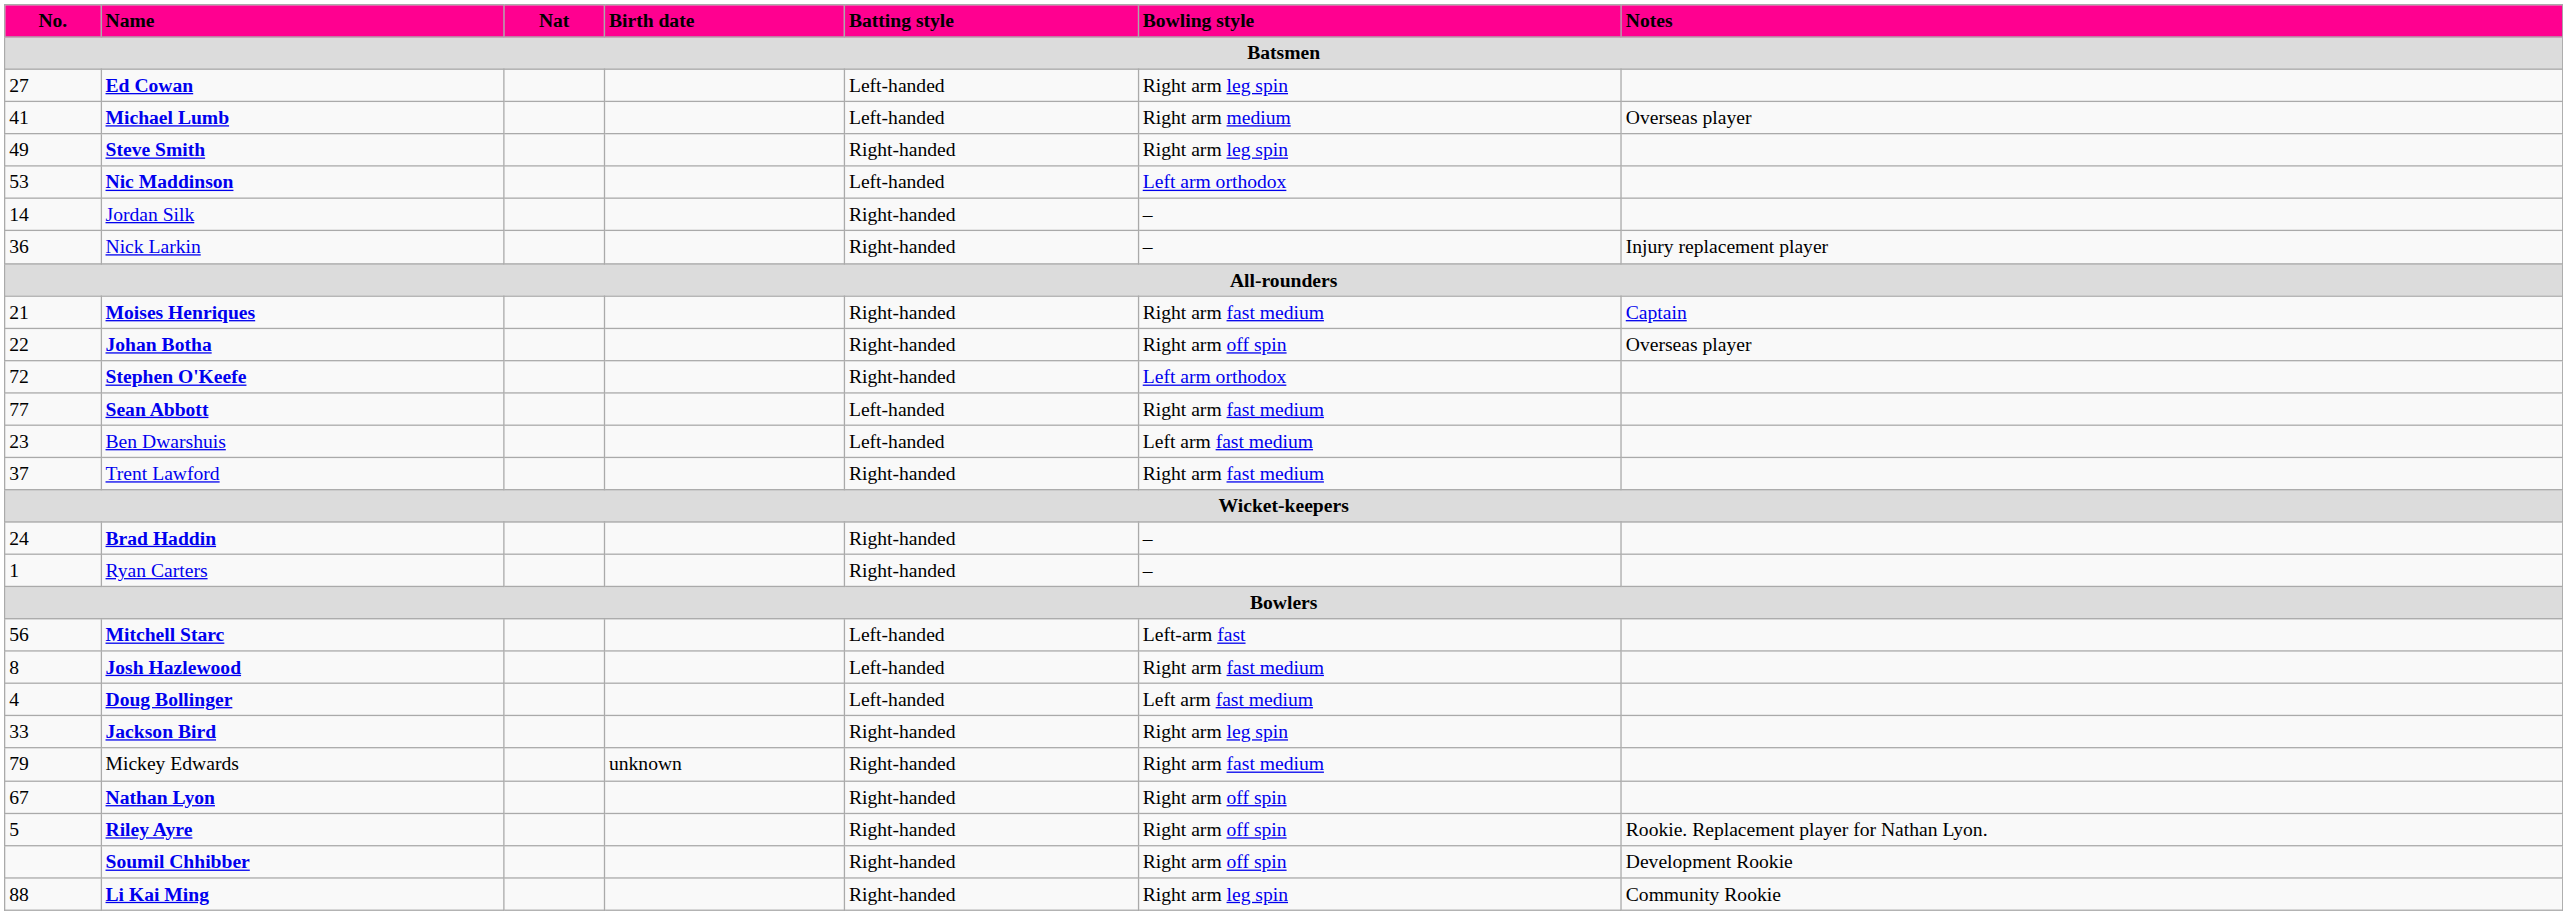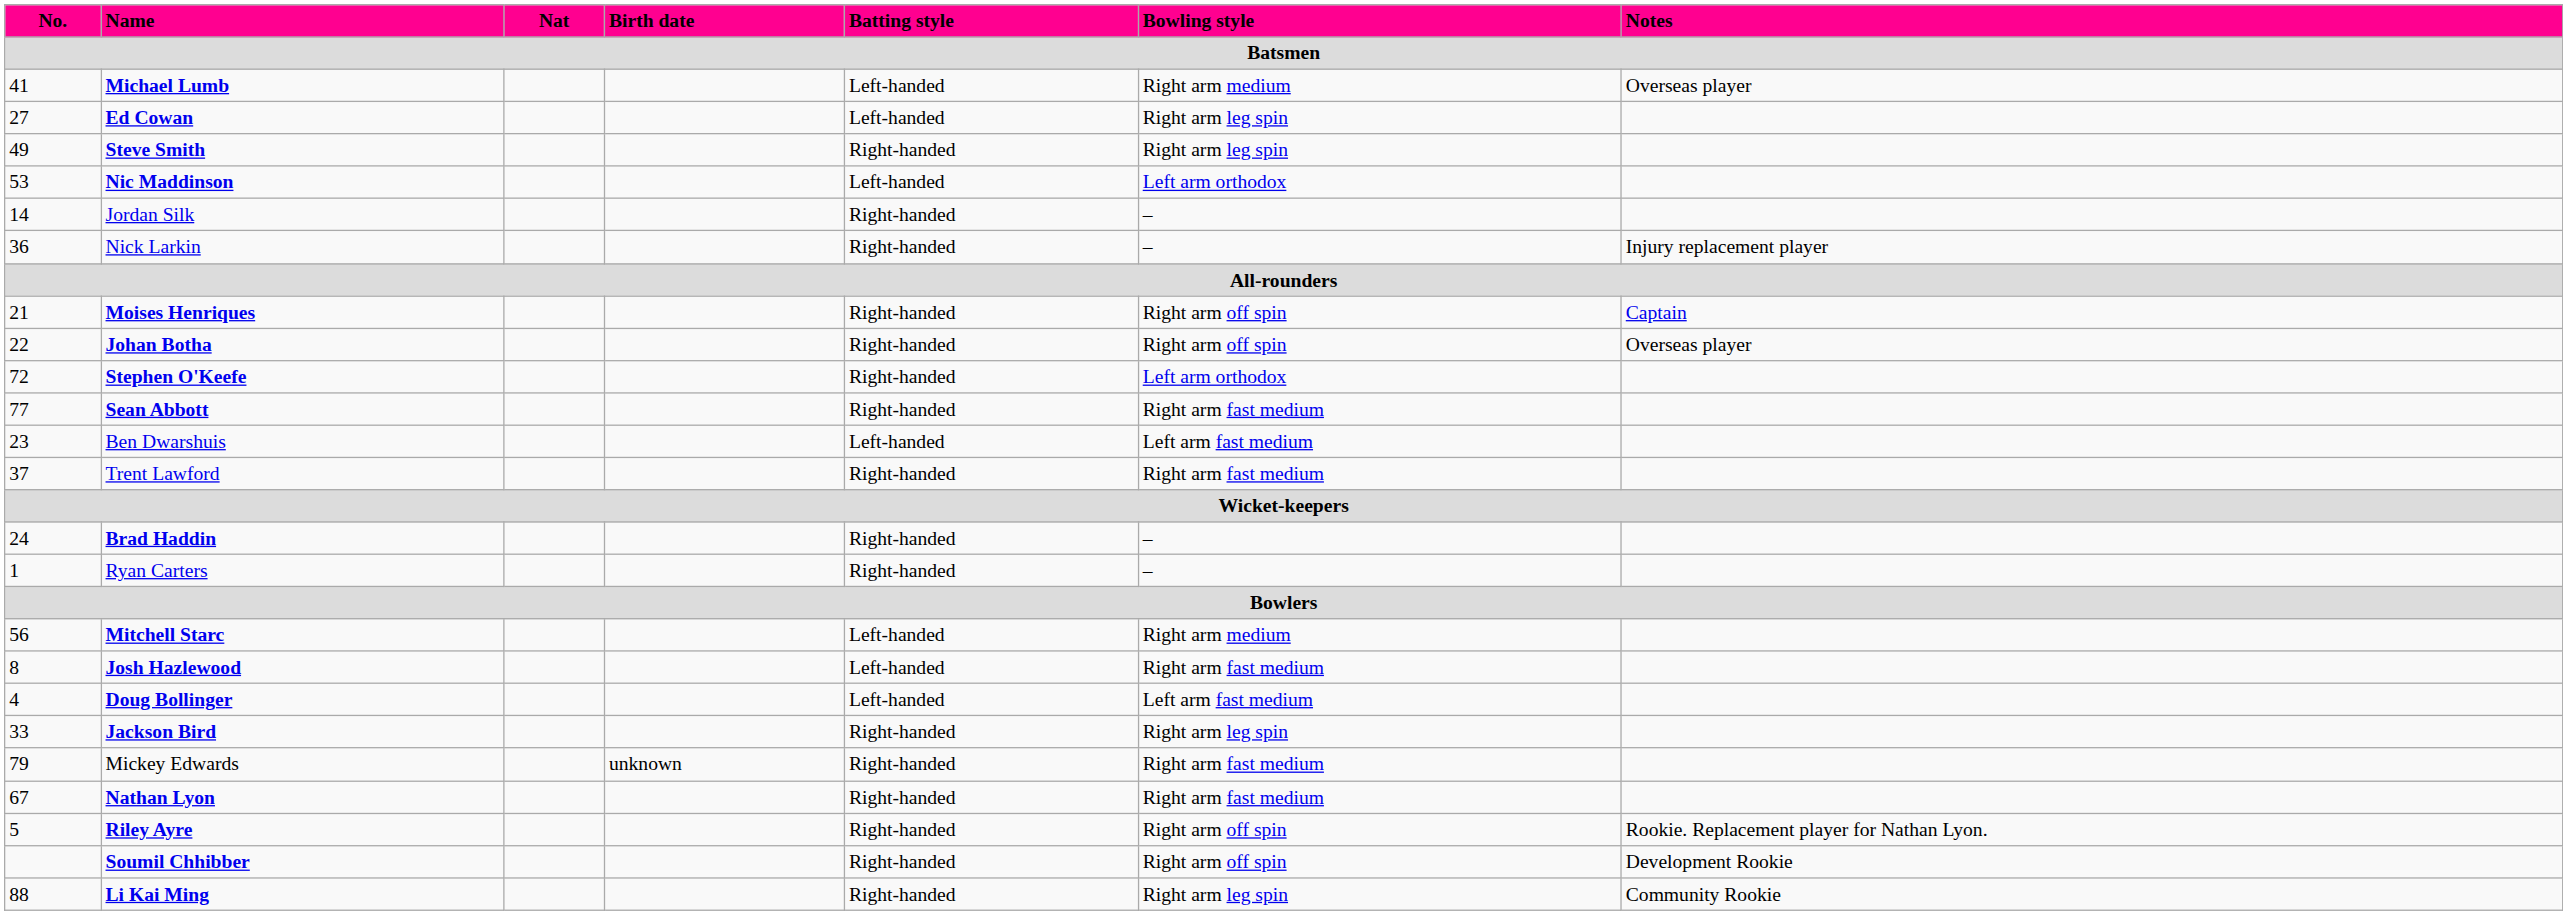rows swapped: (167, 117) <-> (149, 85)
(1233, 311) Right arm fast medium -> (1215, 311) Right arm off spin
(897, 408) Left-handed -> (902, 408) Right-handed
(1194, 635) Left-arm fast -> (1217, 635) Right arm medium
(1215, 796) Right arm off spin -> (1233, 796) Right arm fast medium
